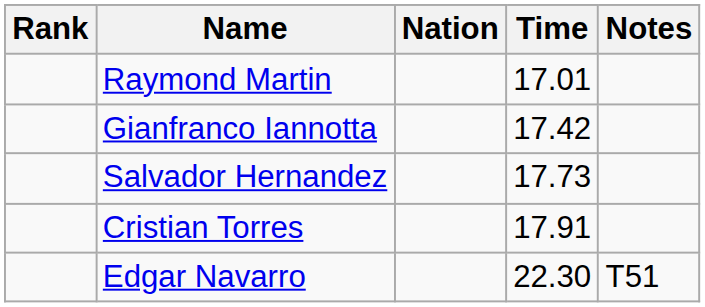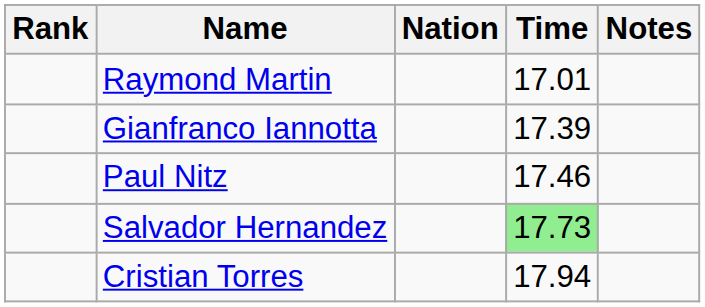(552, 128) 17.42 -> (552, 128) 17.39
+ row: (165, 177)
(552, 177) no background -> (552, 227) lightgreen background
(552, 227) 17.91 -> (552, 276) 17.94
- row: (204, 276)
